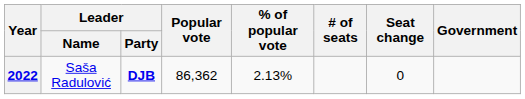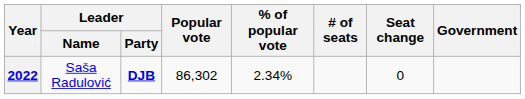(197, 75) 86,362 -> (197, 75) 86,302
(273, 75) 2.13% -> (273, 75) 2.34%
